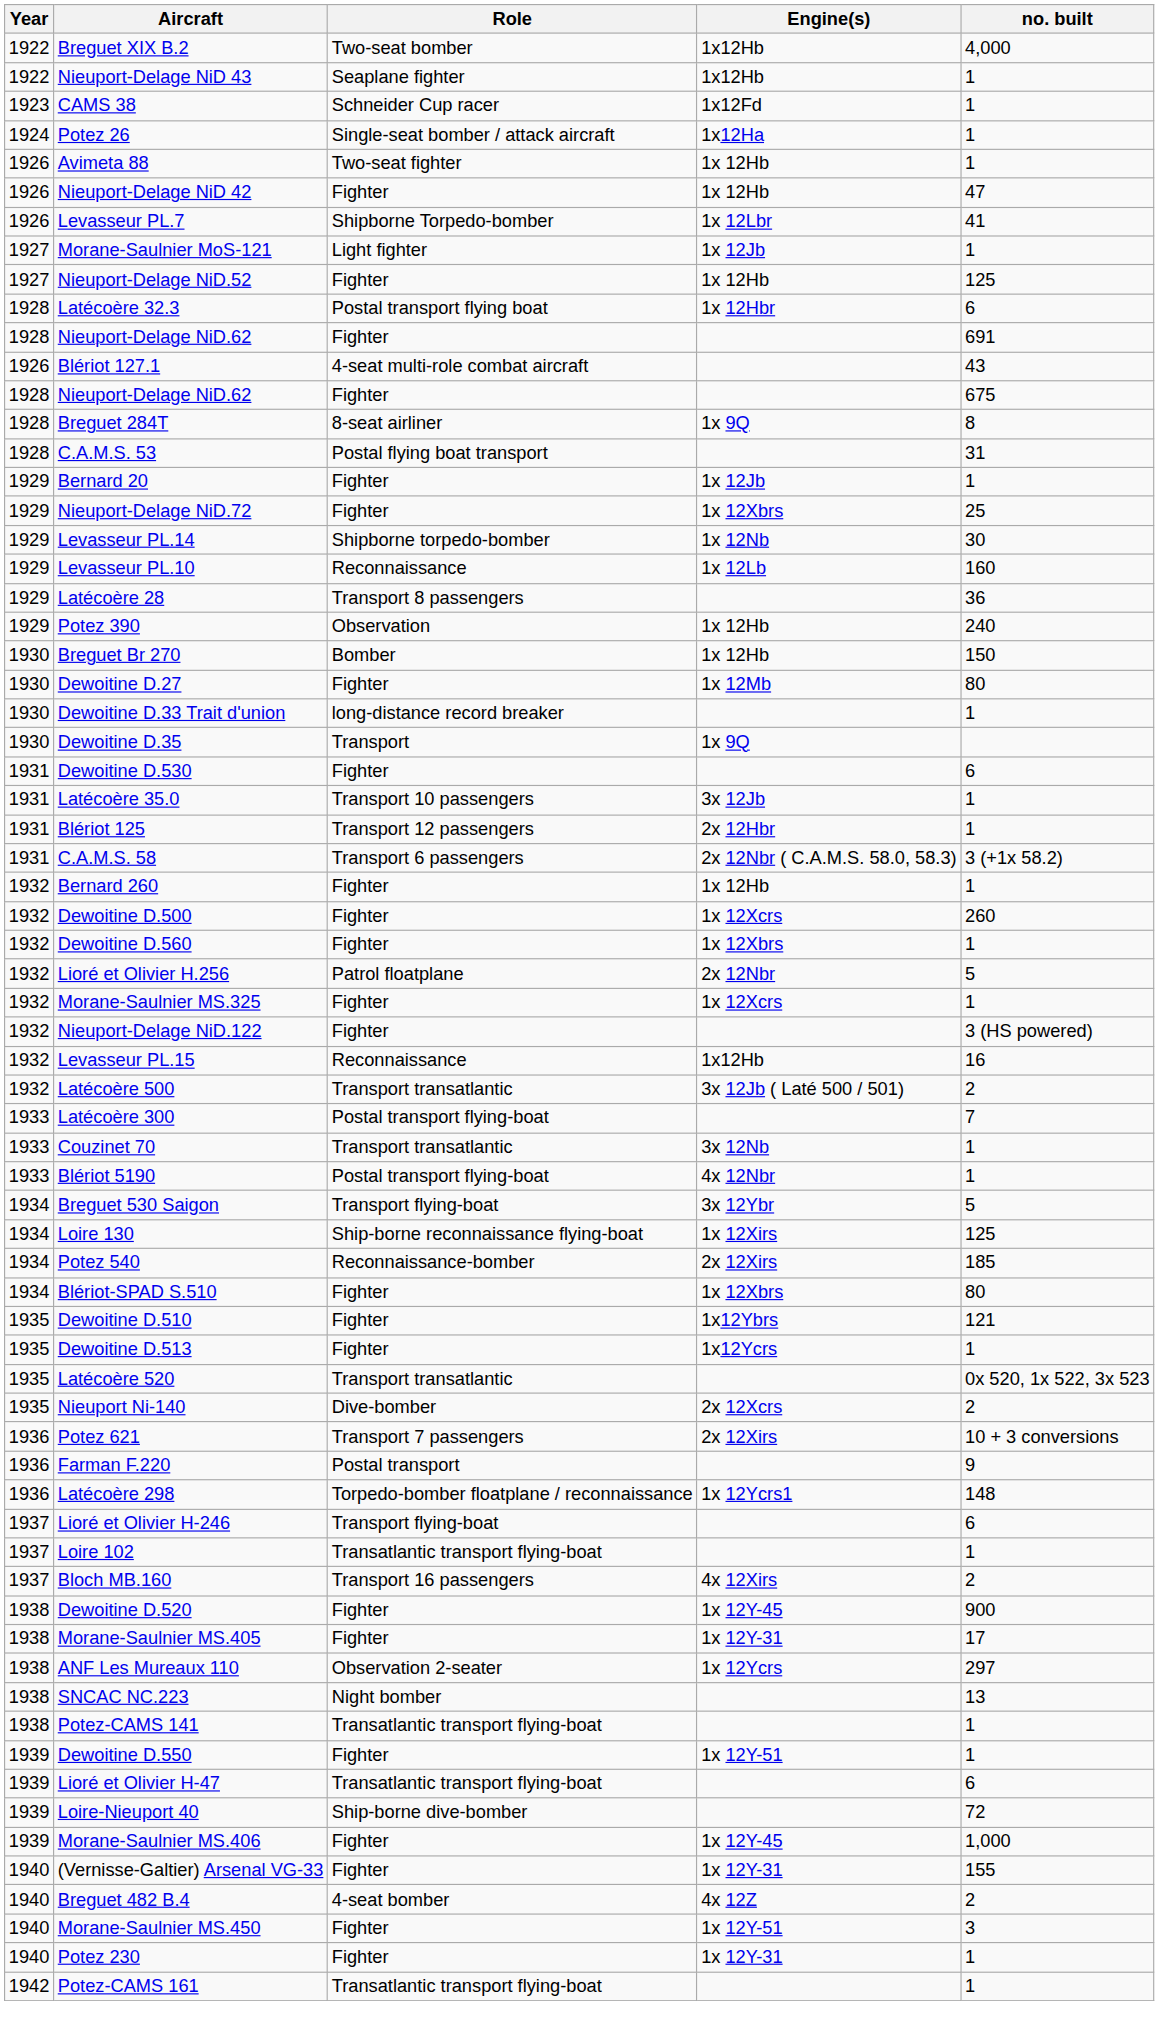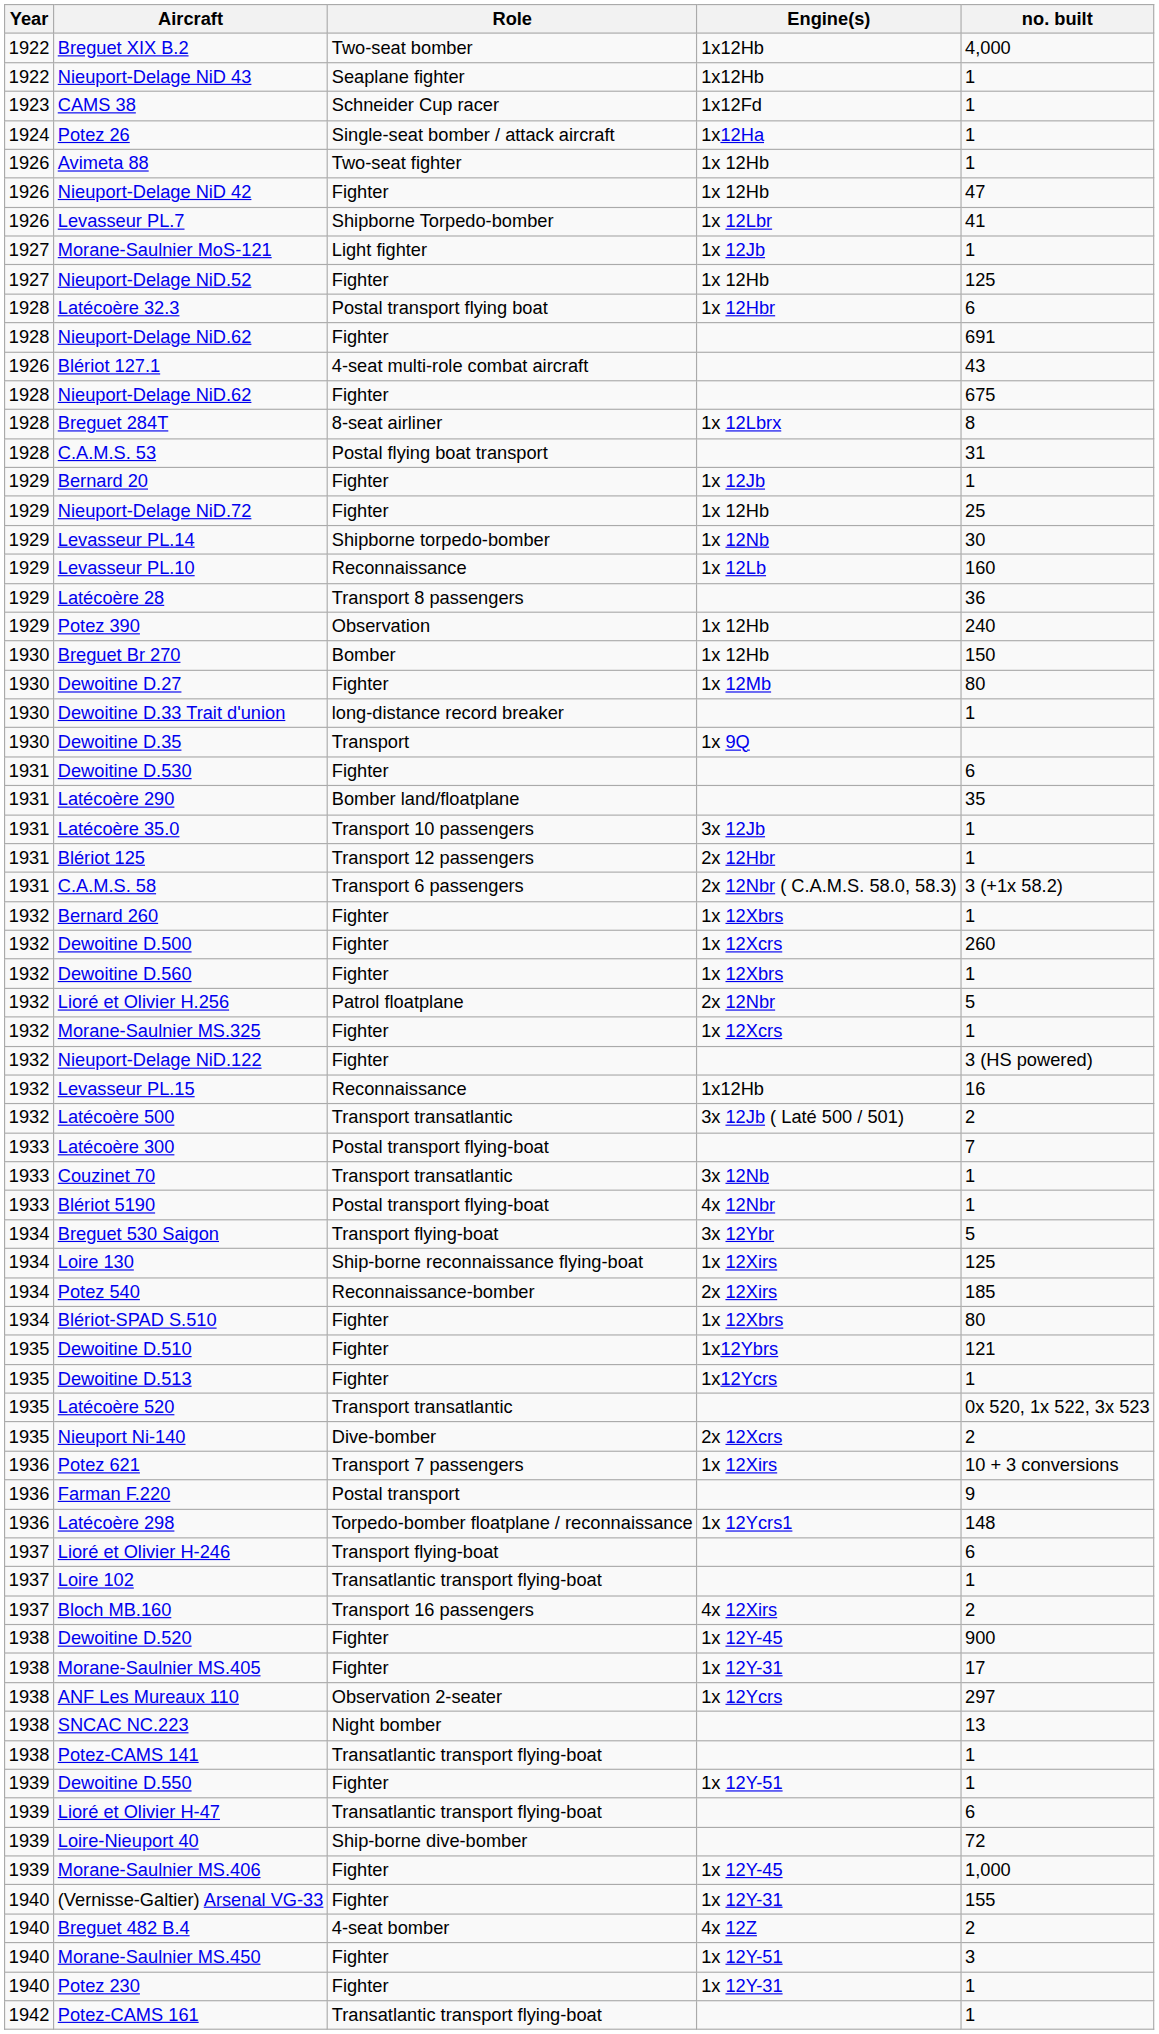(725, 423) 1x 9Q -> (741, 423) 1x 12Lbrx
(742, 510) 1x 12Xbrs -> (735, 510) 1x 12Hb
+ row: (116, 800)
(735, 886) 1x 12Hb -> (742, 915) 1x 12Xbrs
(739, 1436) 2x 12Xirs -> (739, 1465) 1x 12Xirs
